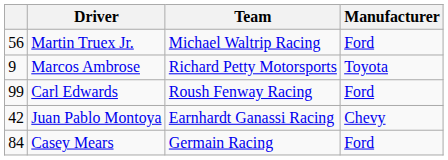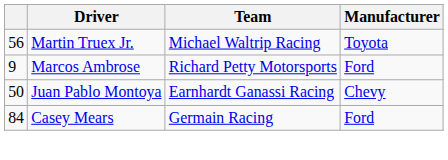(359, 42) Ford -> (366, 42) Toyota
(366, 67) Toyota -> (359, 67) Ford
- row: (75, 92)
(16, 117) 42 -> (16, 92) 50
